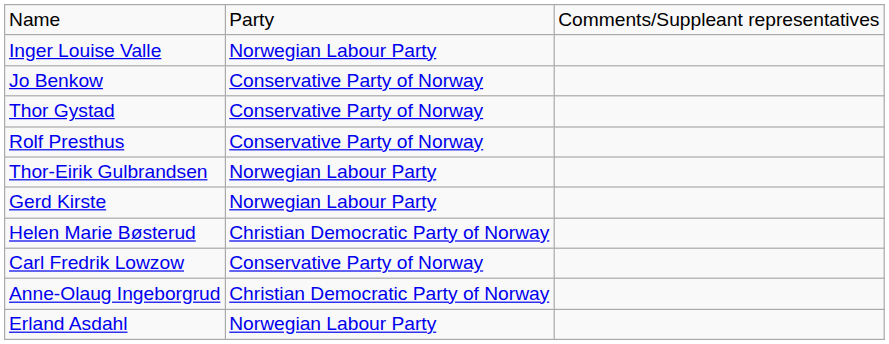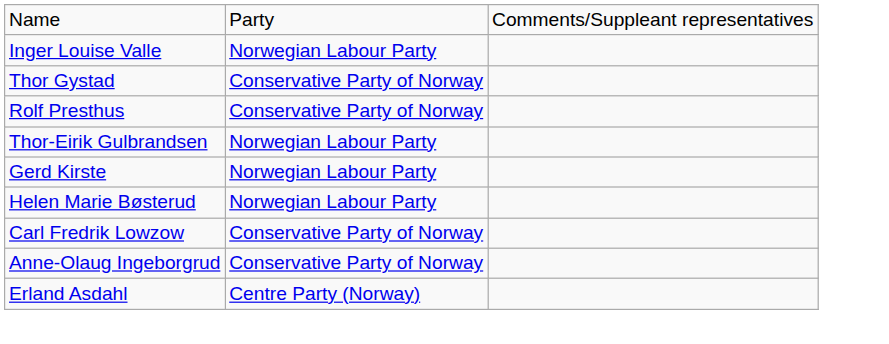- row: (56, 80)
(389, 232) Christian Democratic Party of Norway -> (333, 202) Norwegian Labour Party
(389, 293) Christian Democratic Party of Norway -> (356, 263) Conservative Party of Norway
(333, 324) Norwegian Labour Party -> (325, 293) Centre Party (Norway)
